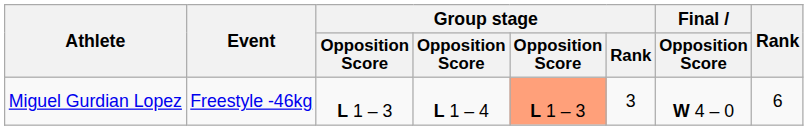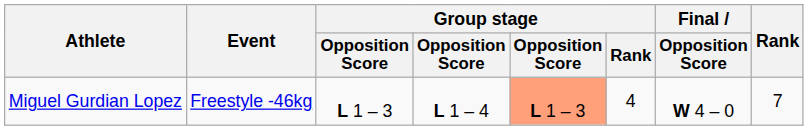(631, 102) 3 -> (631, 102) 4
(778, 102) 6 -> (778, 102) 7
